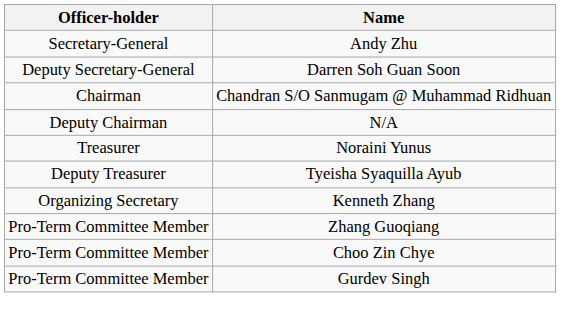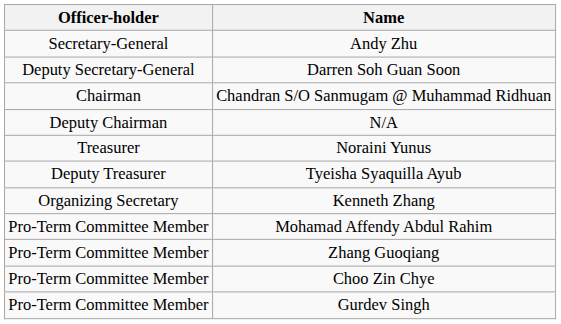+ row: (384, 226)
